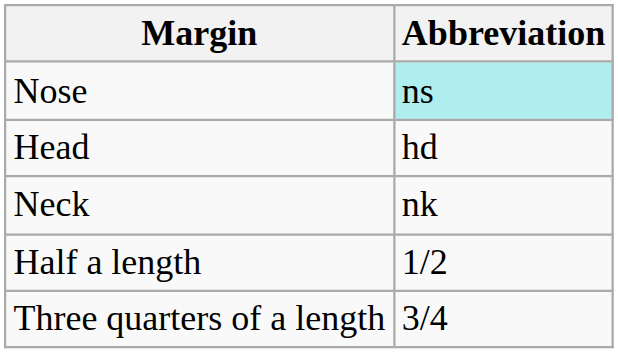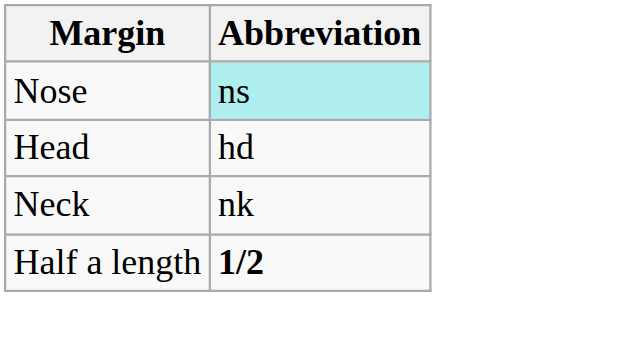(425, 261) normal -> (241, 261) bold
- row: (199, 318)
